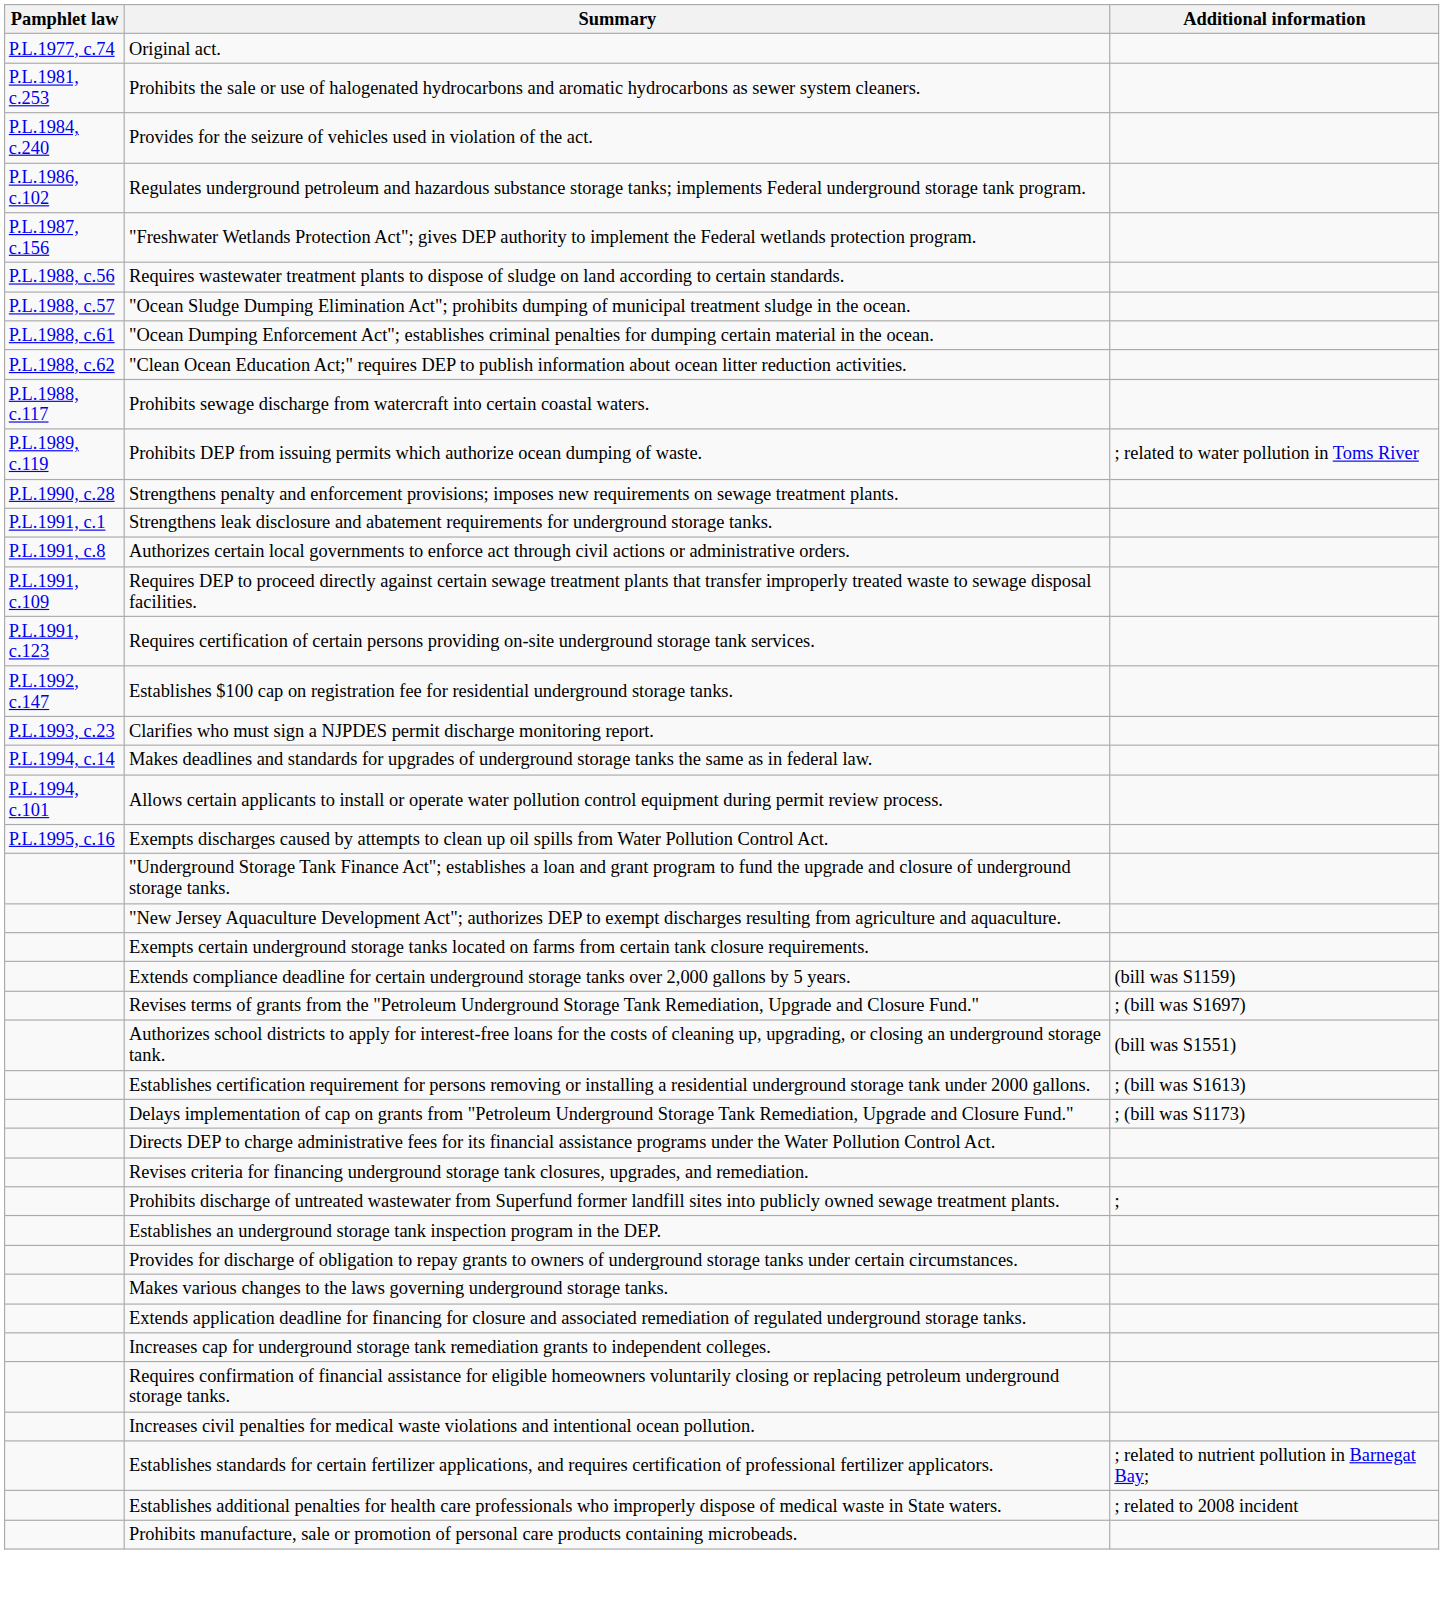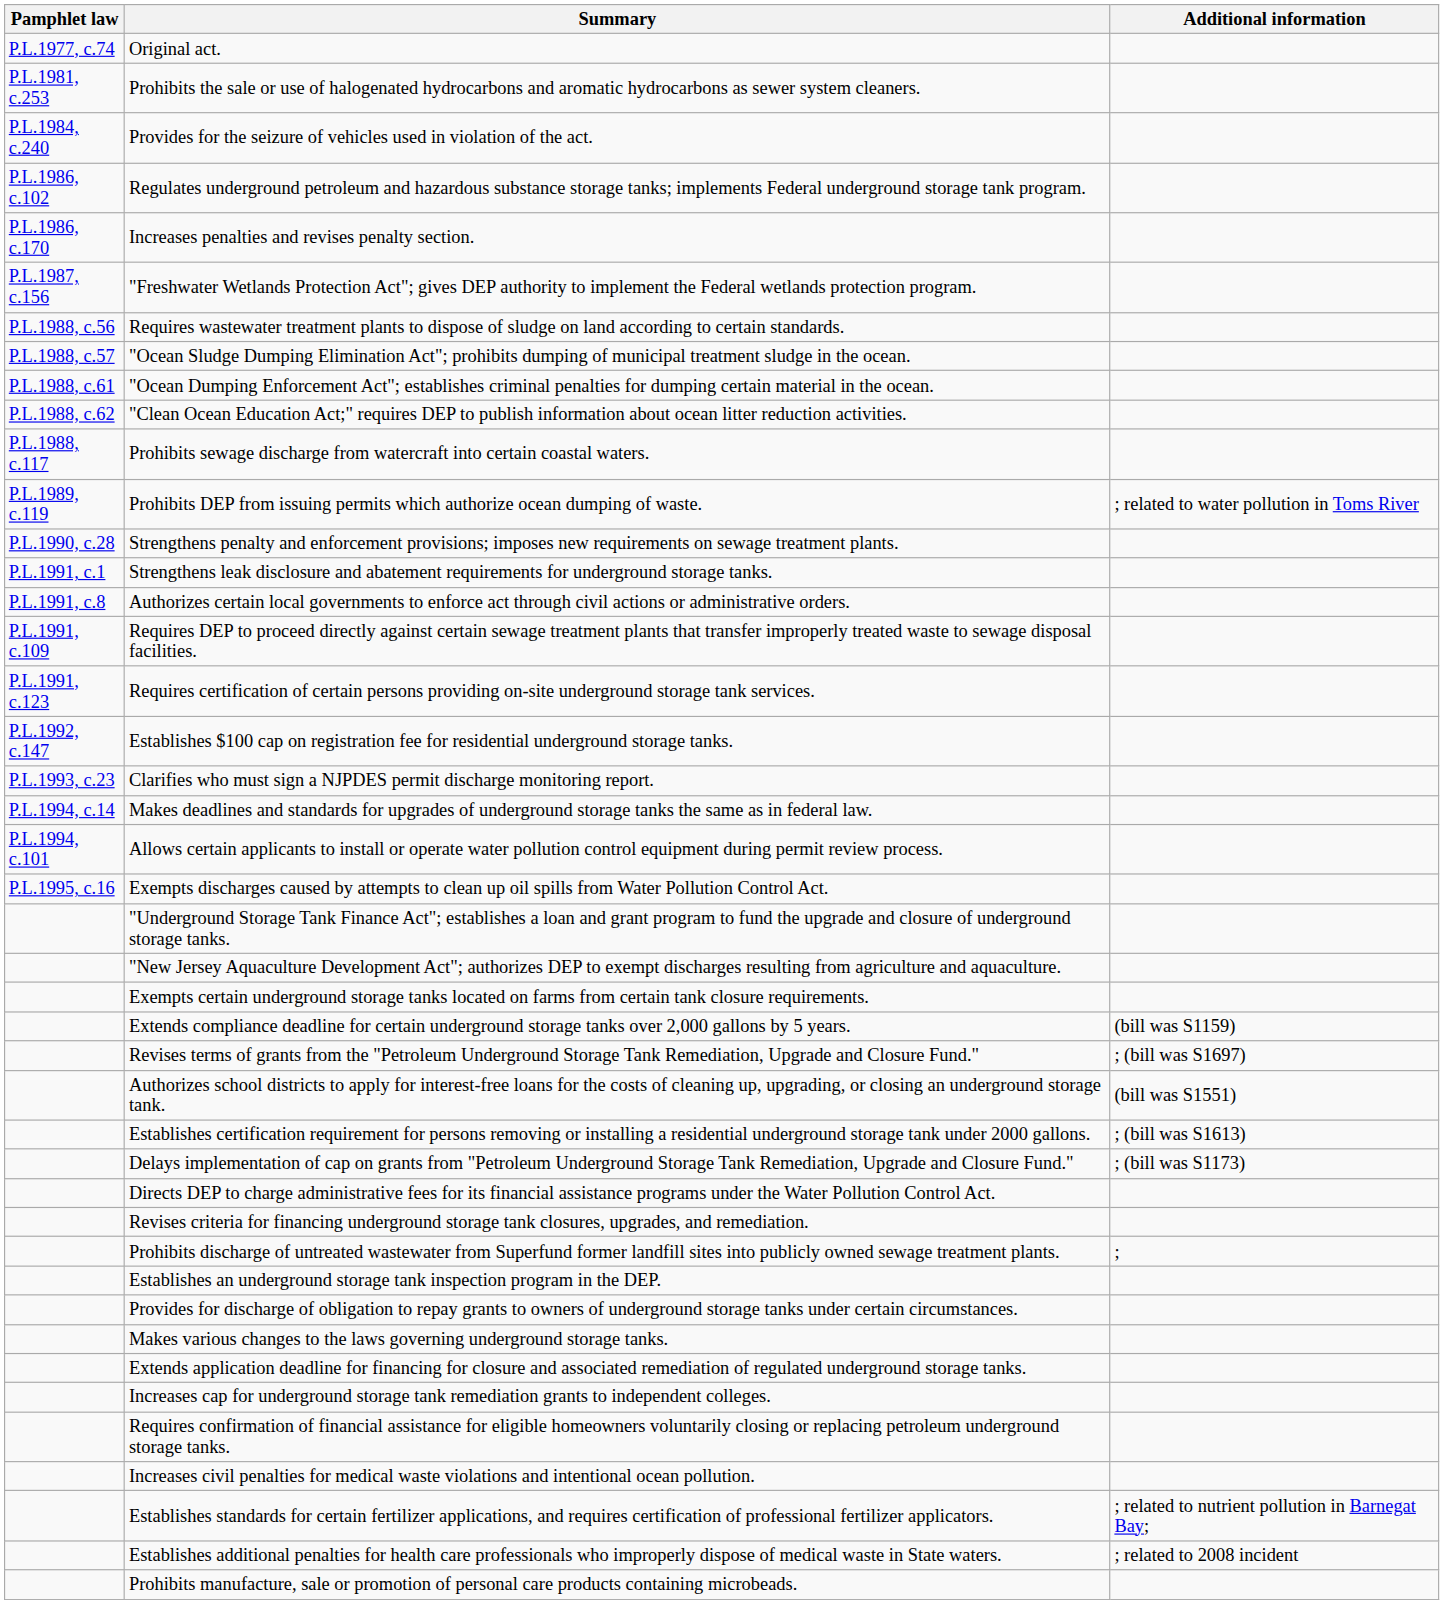+ row: (302, 237)
